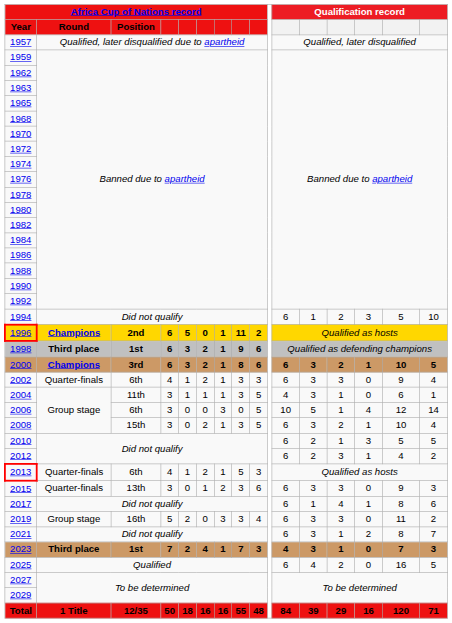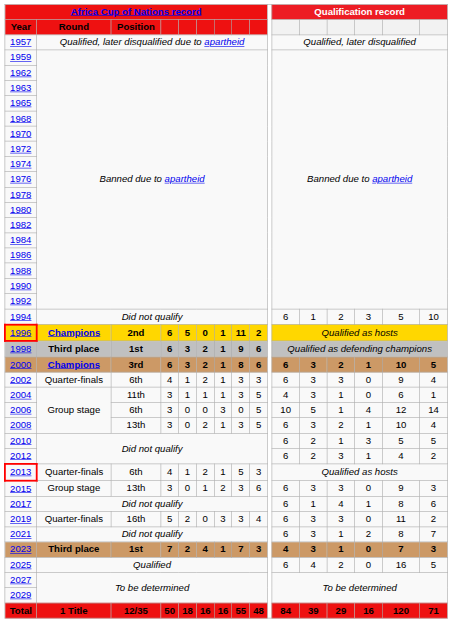(136, 425) 15th -> (136, 425) 13th
(74, 488) Quarter-finals -> (74, 488) Group stage
(74, 519) Group stage -> (74, 519) Quarter-finals
